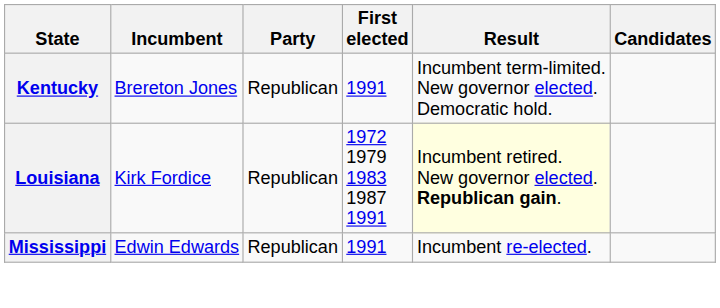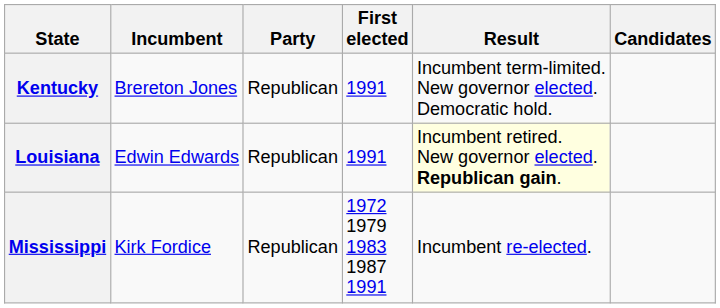(163, 177) Kirk Fordice -> (177, 157) Edwin Edwards
(366, 177) 1972 1979 1983 1987 1991 -> (366, 157) 1991
(177, 247) Edwin Edwards -> (163, 247) Kirk Fordice
(366, 247) 1991 -> (366, 247) 1972 1979 1983 1987 1991
